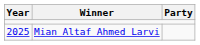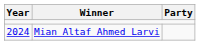(18, 32) 2025 -> (18, 32) 2024
